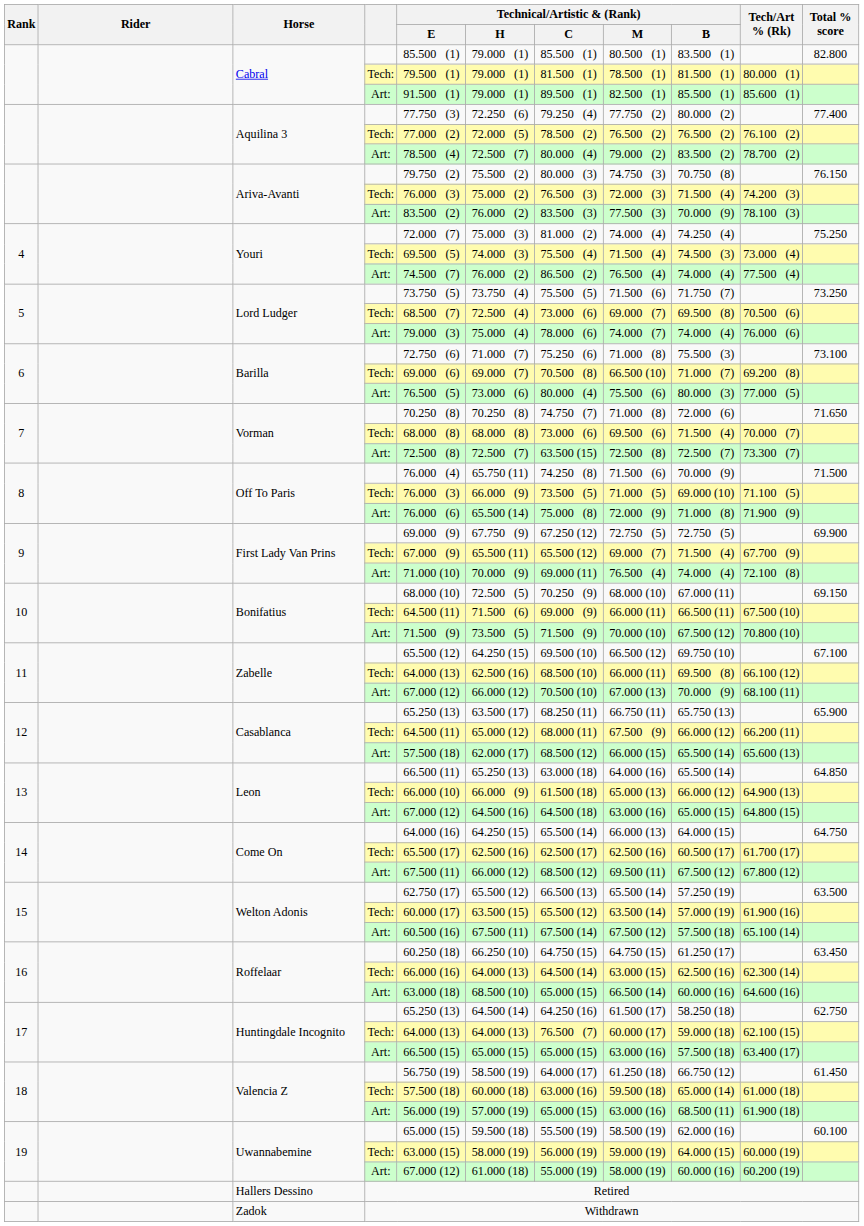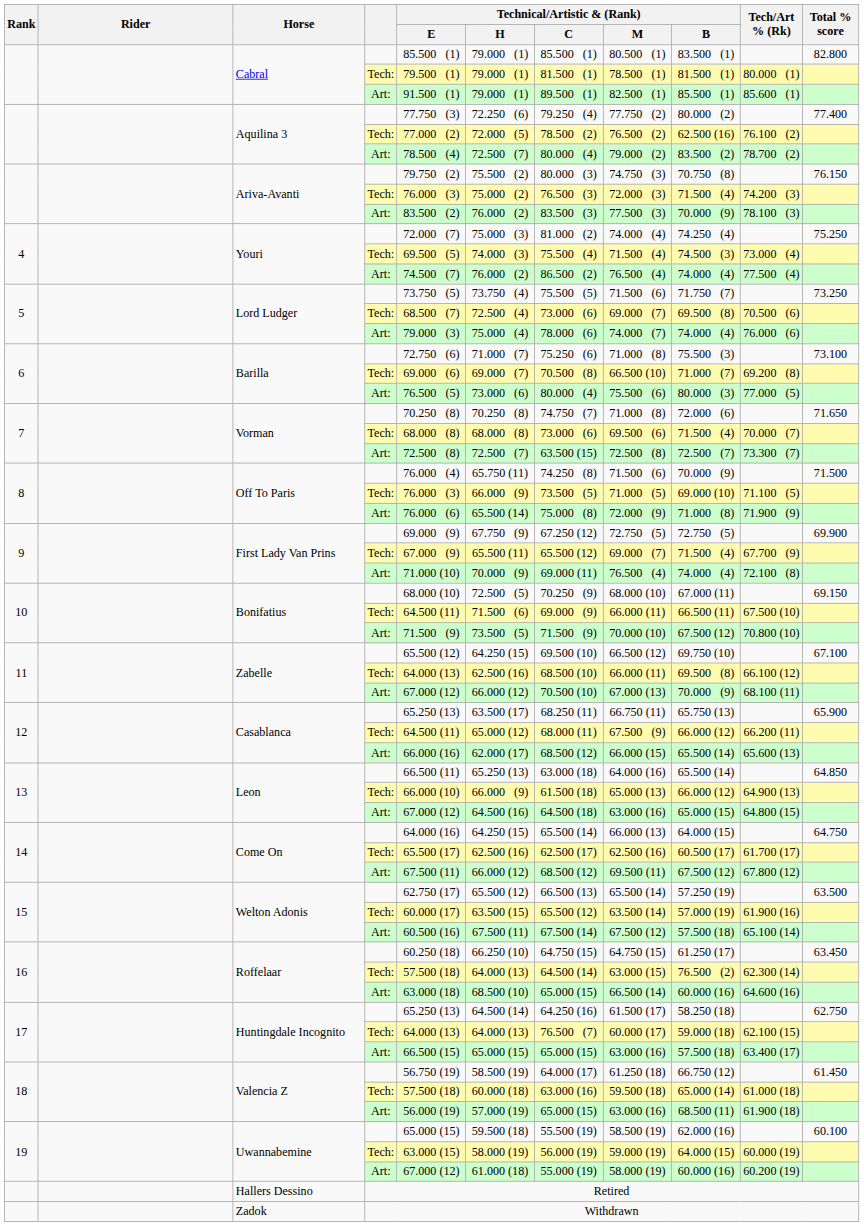(706, 134) 76.500 (2) -> (706, 134) 62.500 (16)
(431, 753) 57.500 (18) -> (431, 753) 66.000 (16)
(431, 972) 66.000 (16) -> (431, 972) 57.500 (18)
(706, 972) 62.500 (16) -> (706, 972) 76.500 (2)
